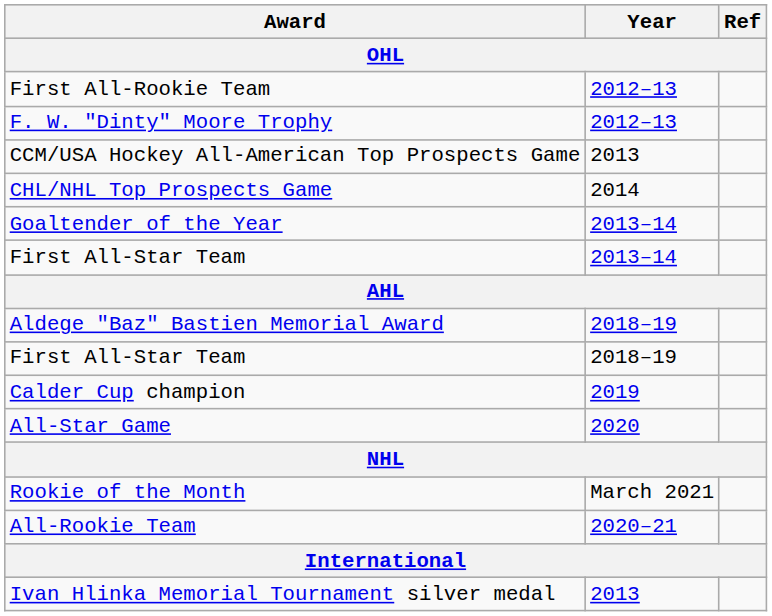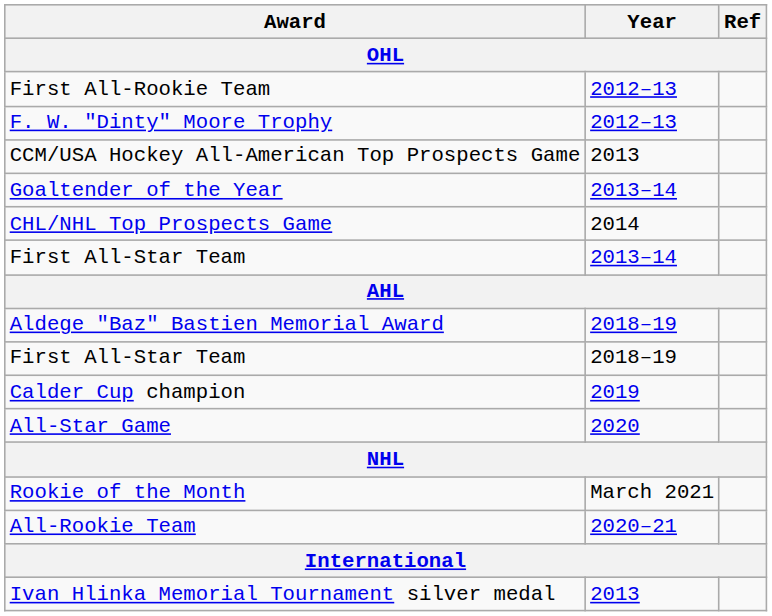rows swapped: (171, 190) <-> (146, 224)
